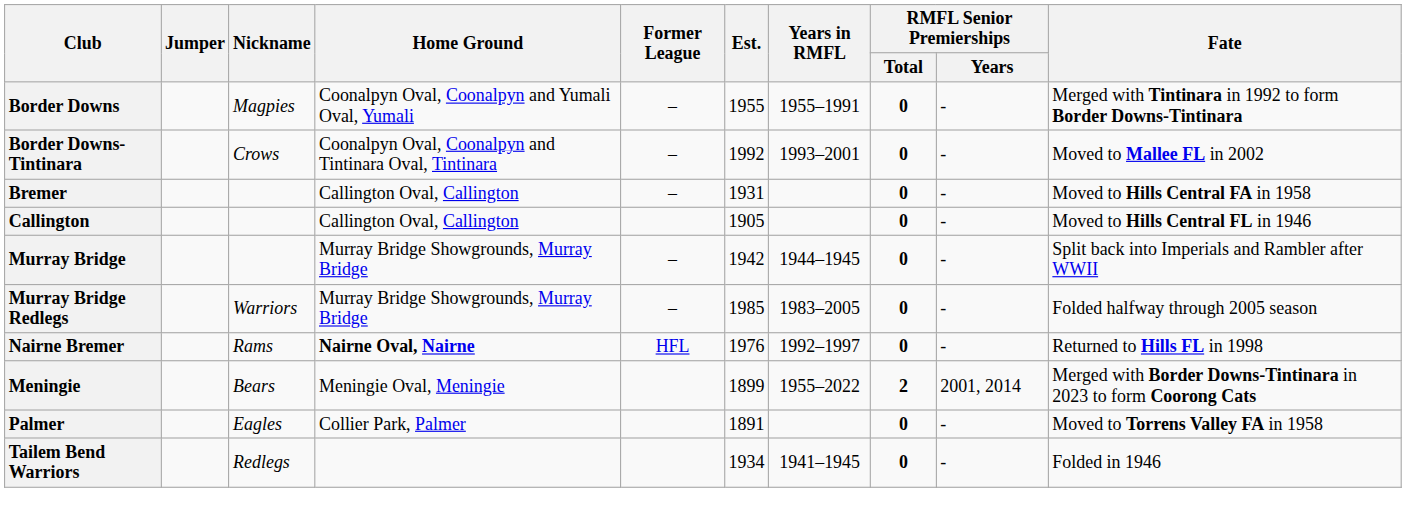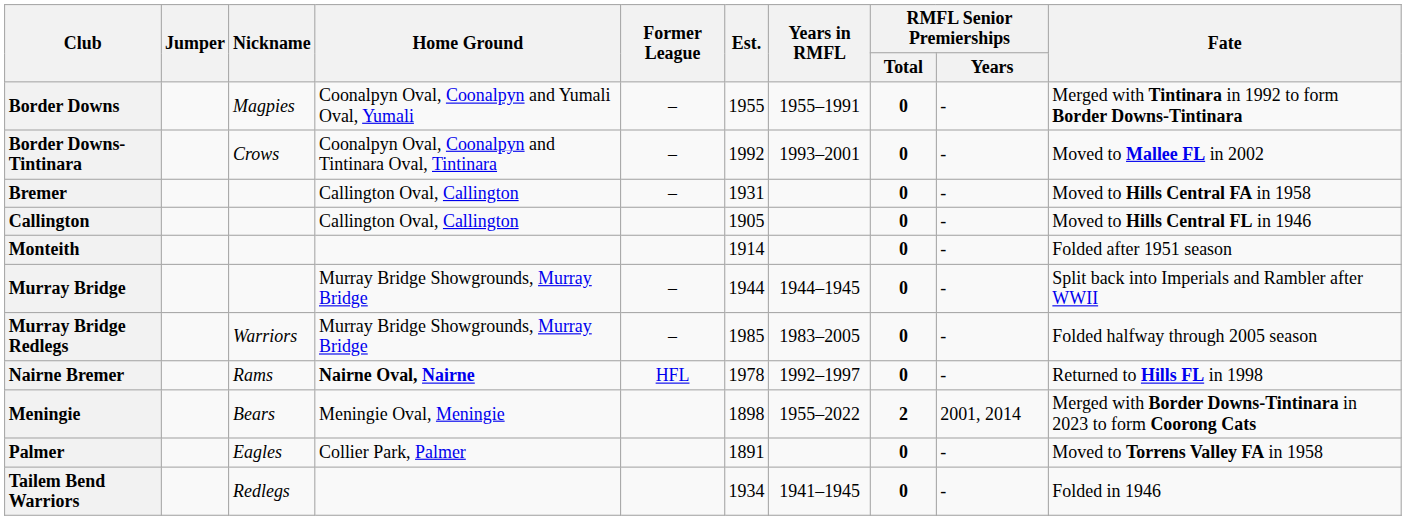+ row: (44, 249)
(747, 259) 1942 -> (747, 288) 1944
(747, 346) 1976 -> (747, 375) 1978
(747, 385) 1899 -> (747, 413) 1898
